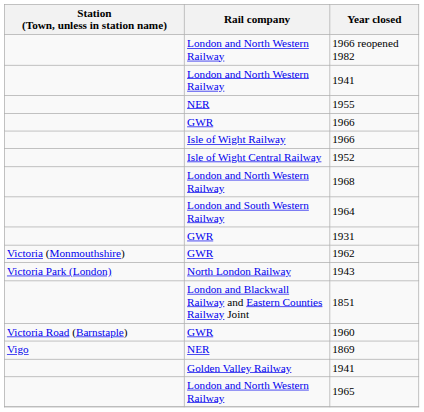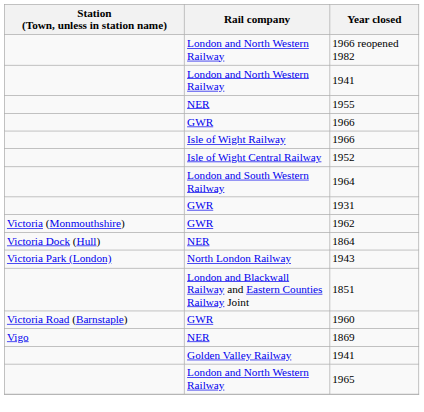- row: (248, 181)
+ row: (198, 241)
